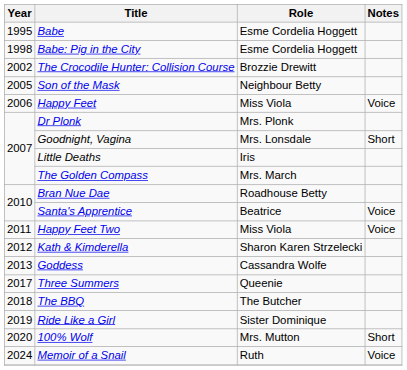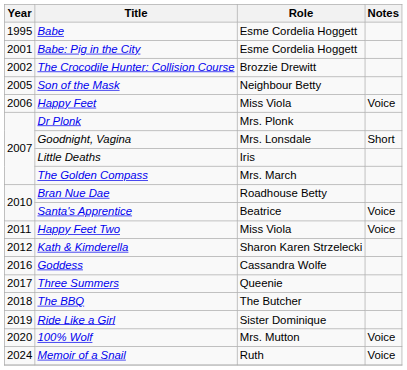(20, 49) 1998 -> (20, 49) 2001
(20, 265) 2013 -> (20, 265) 2016
(381, 337) Short -> (381, 337) Voice
